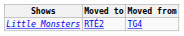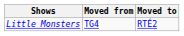columns swapped: (152, 11) <-> (104, 11)
